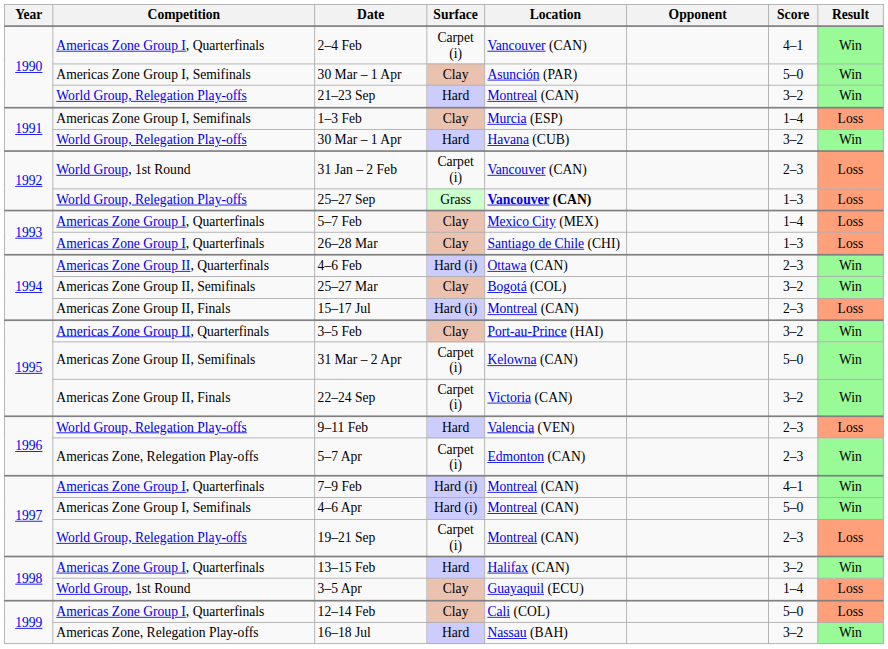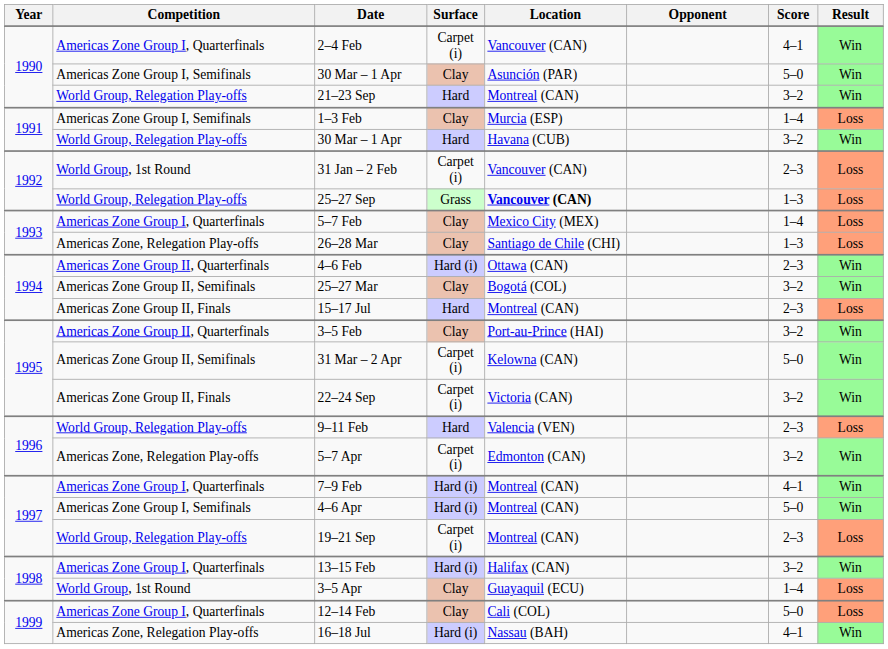(160, 243) Americas Zone Group I, Quarterfinals -> (157, 243) Americas Zone, Relegation Play-offs
(456, 308) Hard (i) -> (456, 308) Hard
(793, 456) 2–3 -> (793, 456) 3–2
(456, 567) Hard -> (456, 567) Hard (i)
(456, 633) Hard -> (456, 633) Hard (i)
(793, 633) 3–2 -> (793, 633) 4–1
